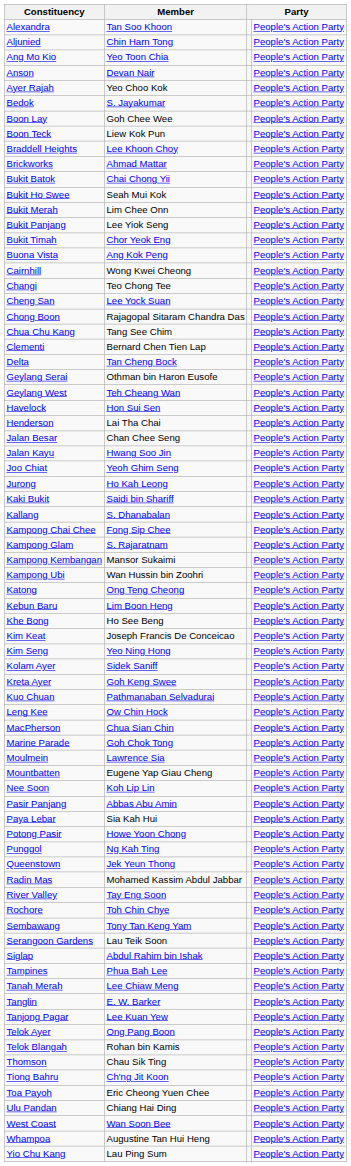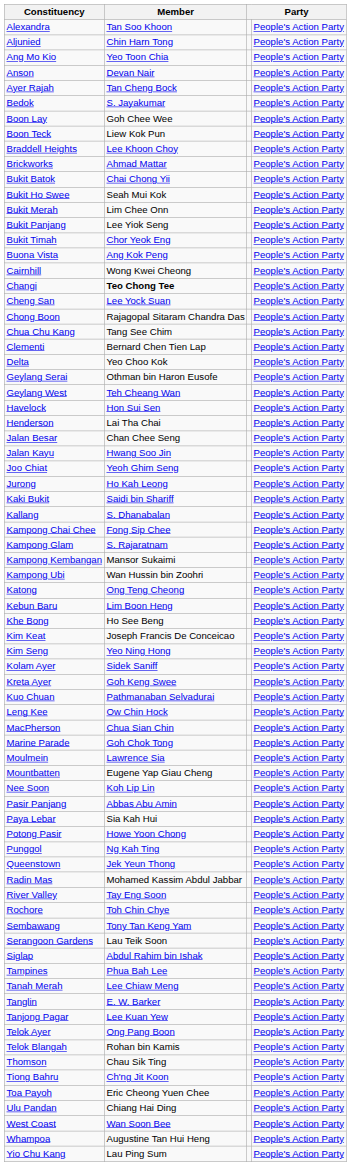(137, 88) Yeo Choo Kok -> (142, 88) Tan Cheng Bock
(139, 286) normal -> (140, 286) bold
(142, 362) Tan Cheng Bock -> (137, 362) Yeo Choo Kok
